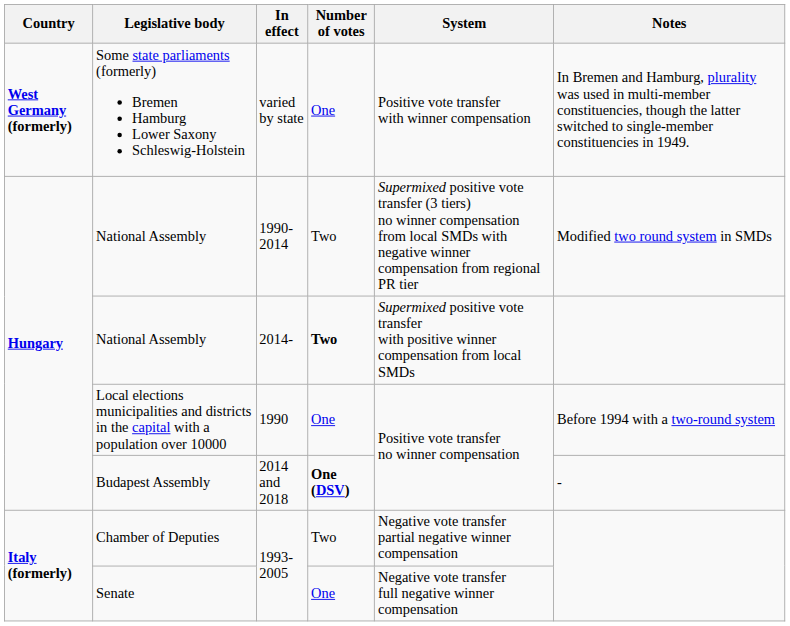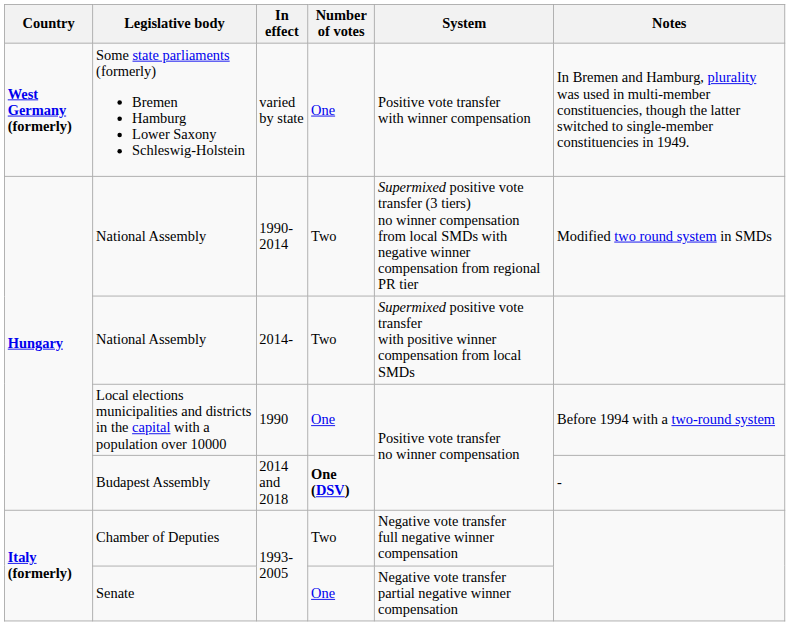(324, 340) bold -> (324, 340) normal
(444, 538) Negative vote transfer partial negative winner compensation -> (442, 538) Negative vote transfer full negative winner compensation
(442, 593) Negative vote transfer full negative winner compensation -> (444, 593) Negative vote transfer partial negative winner compensation
